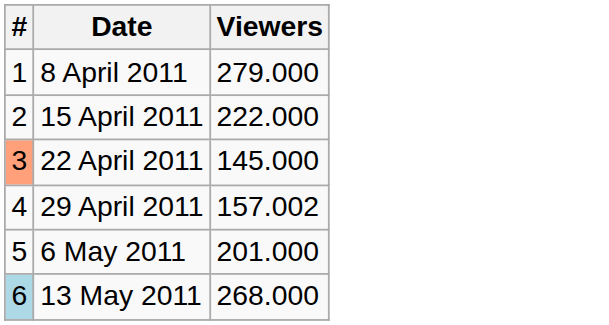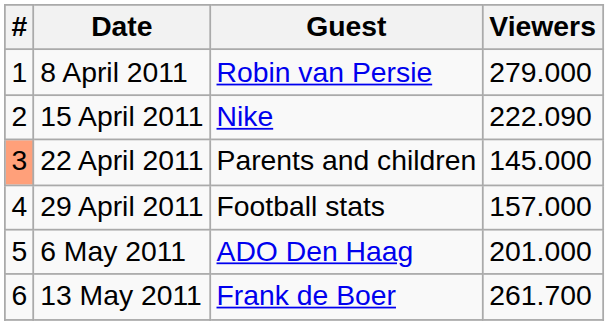+ column: (346, 26)
(268, 116) 222.000 -> (541, 116) 222.090
(268, 206) 157.002 -> (541, 206) 157.000
(19, 296) lightblue background -> (19, 296) no background
(268, 296) 268.000 -> (541, 296) 261.700
